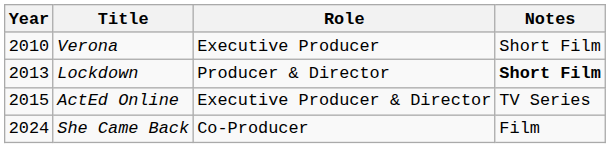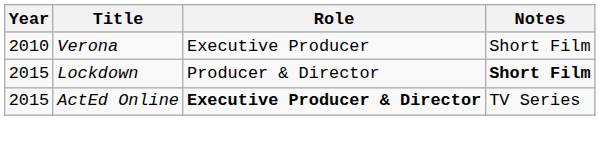(29, 74) 2013 -> (29, 74) 2015
(344, 101) normal -> (334, 101) bold
- row: (123, 129)
